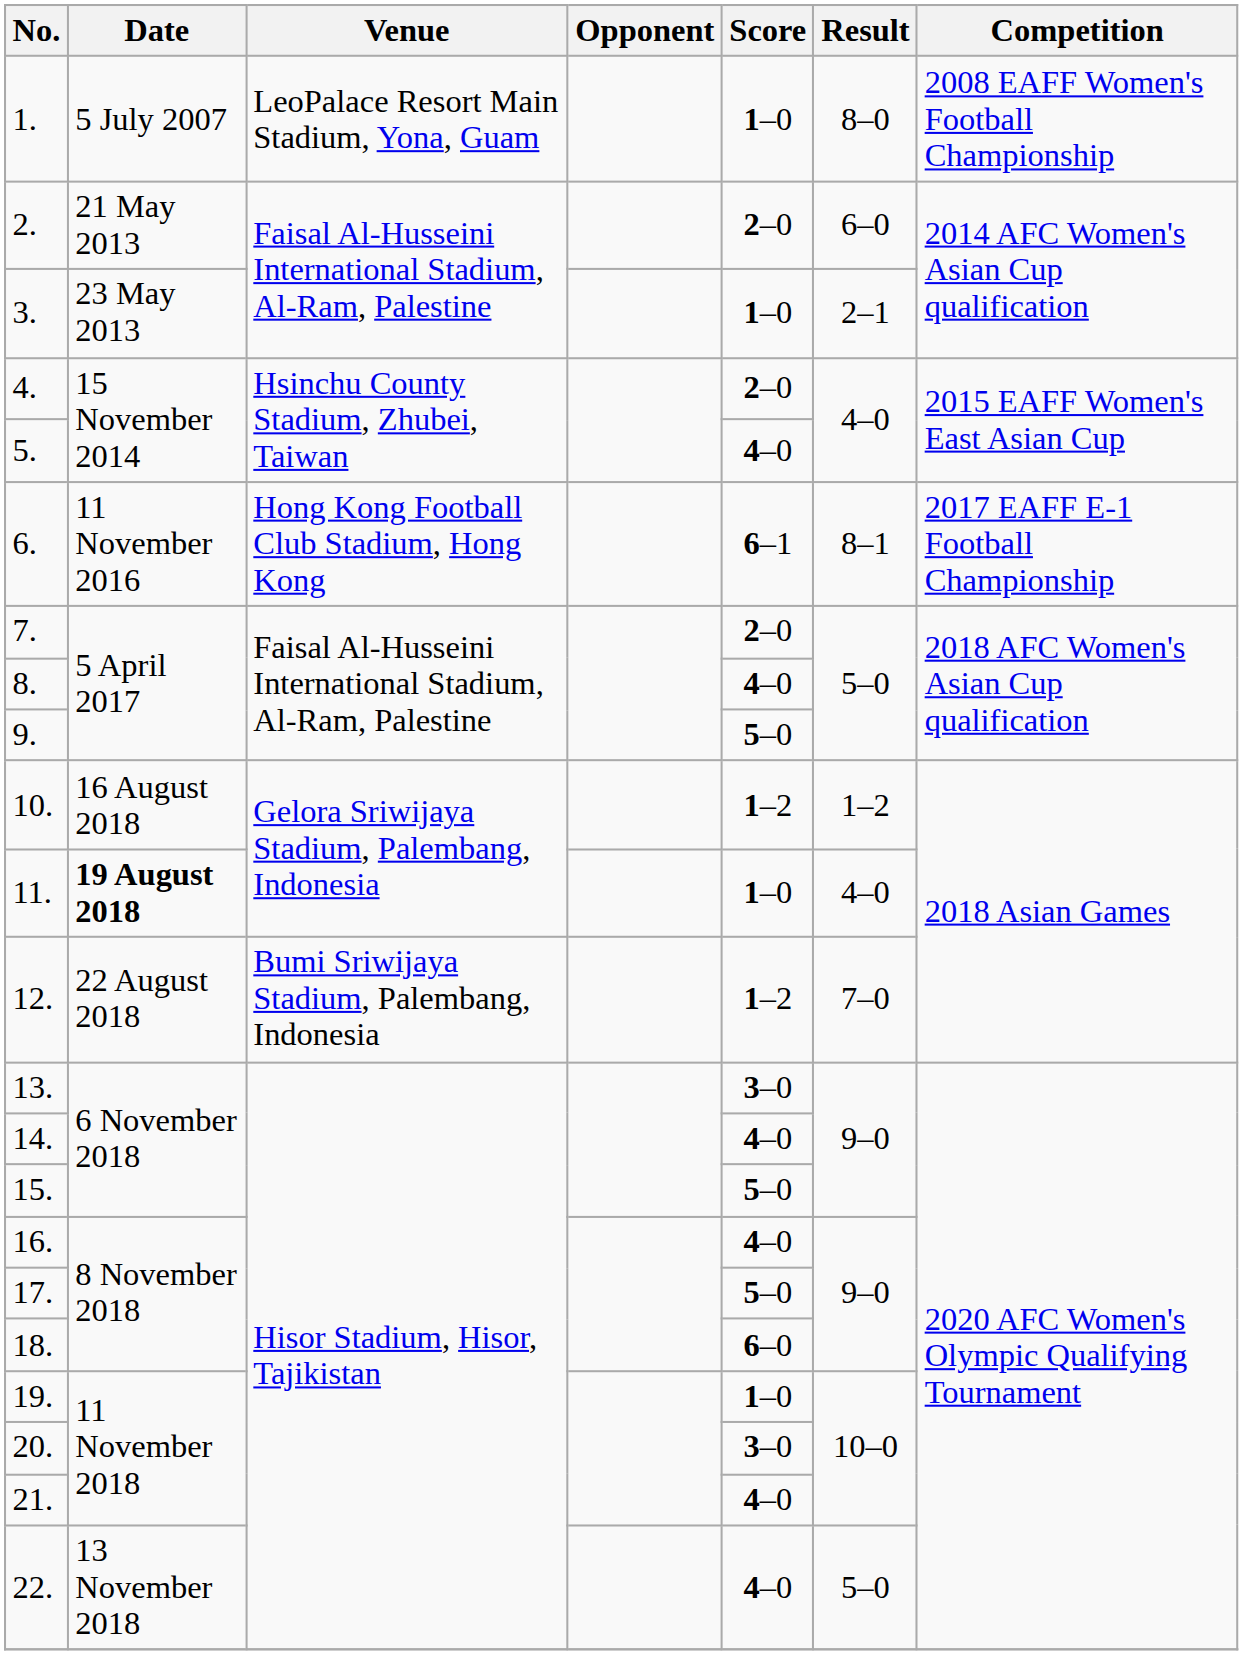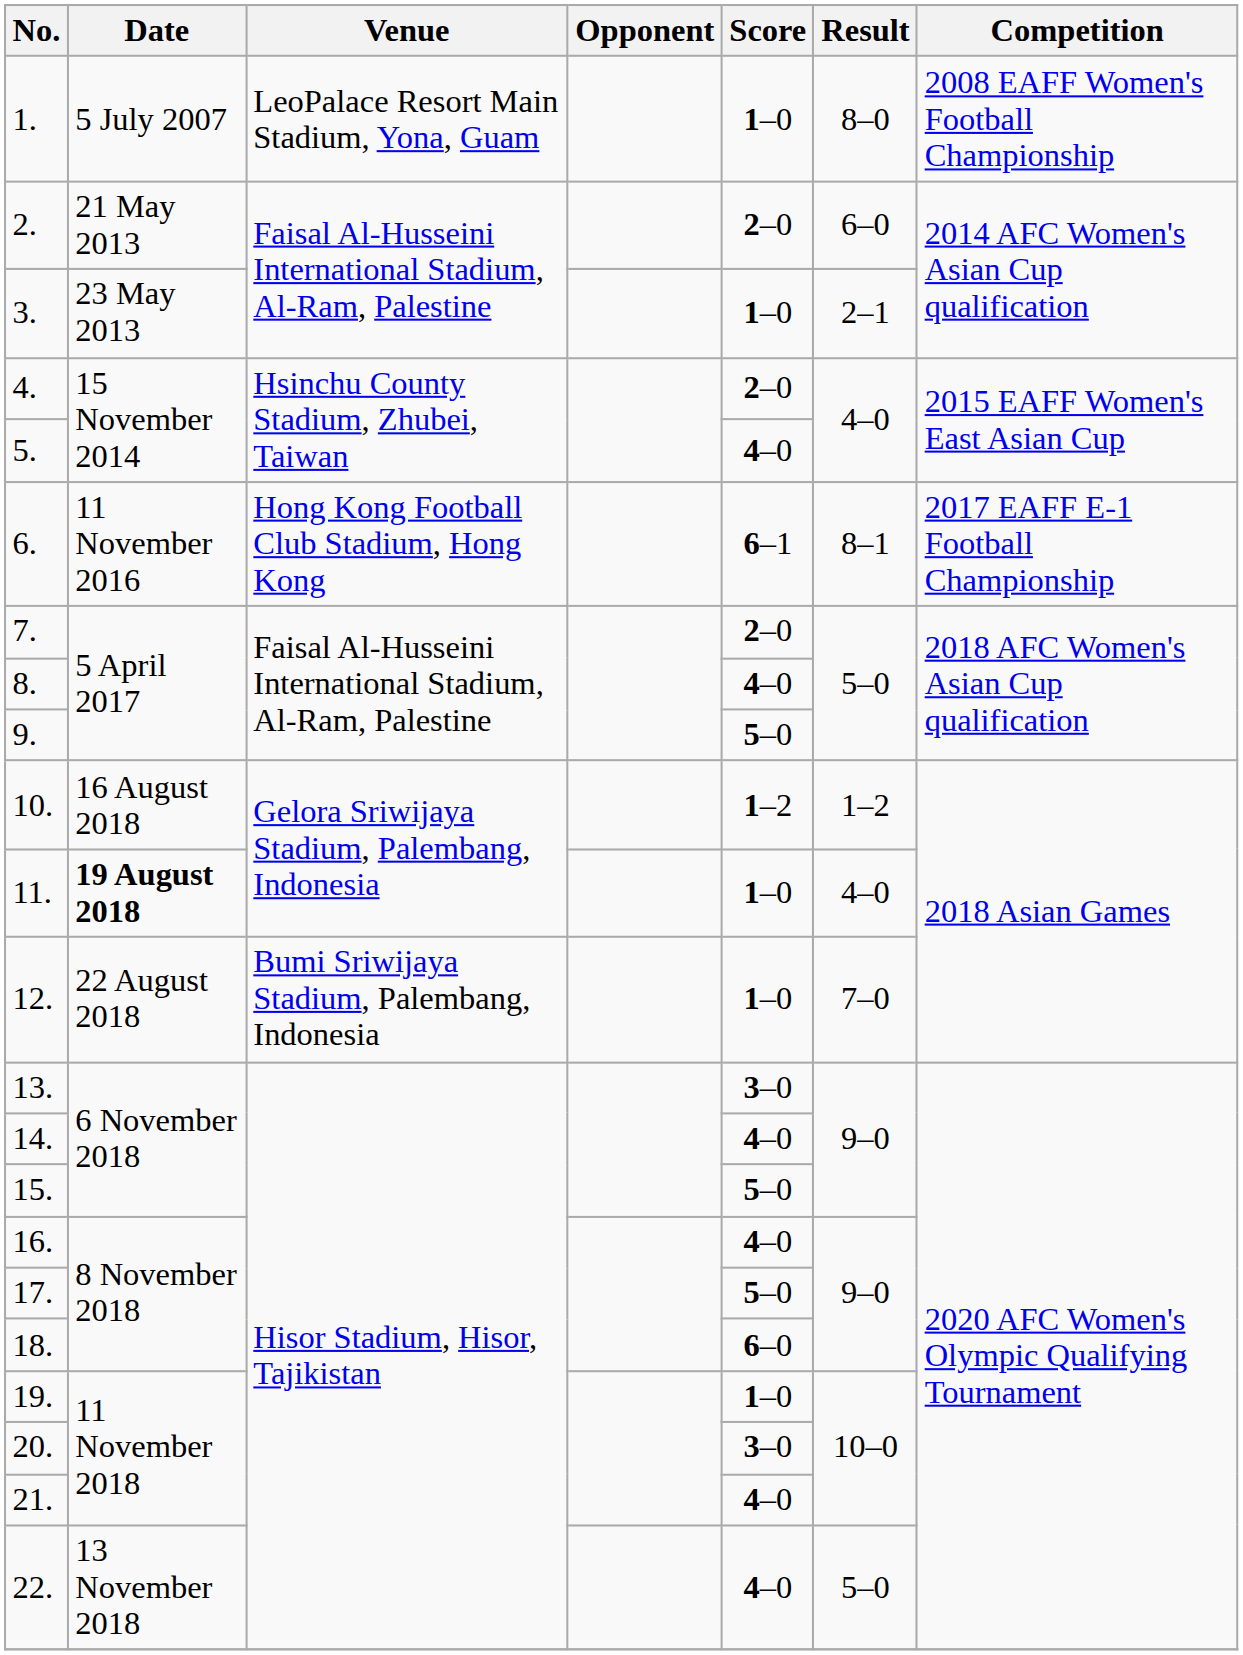(768, 998) 1–2 -> (768, 998) 1–0
